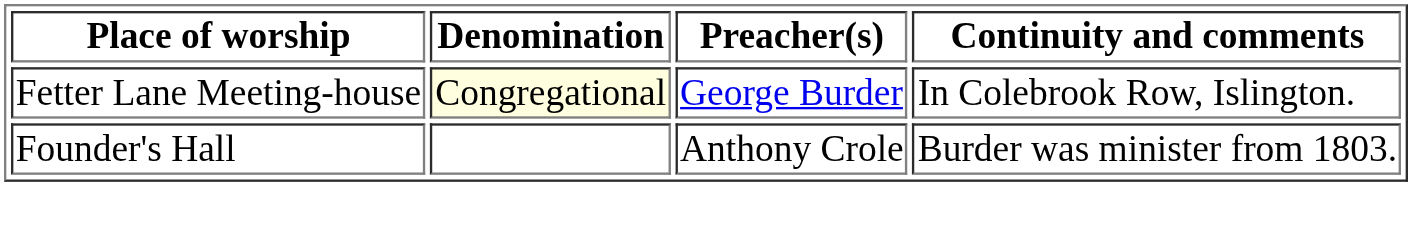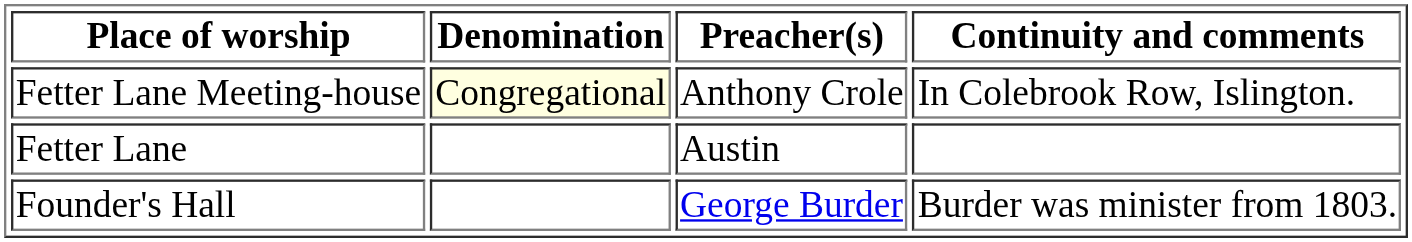(792, 92) George Burder -> (792, 92) Anthony Crole
+ row: (101, 148)
(792, 148) Anthony Crole -> (792, 204) George Burder
